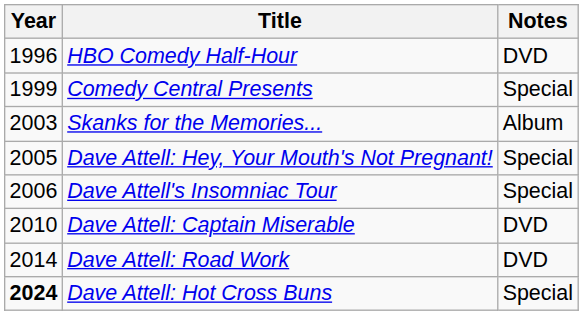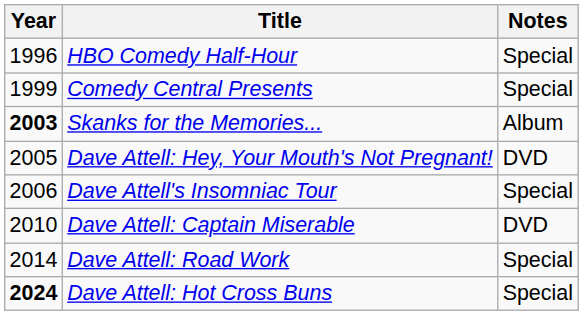(525, 55) DVD -> (538, 55) Special
(33, 123) normal -> (33, 123) bold
(538, 157) Special -> (525, 157) DVD
(525, 259) DVD -> (538, 259) Special
